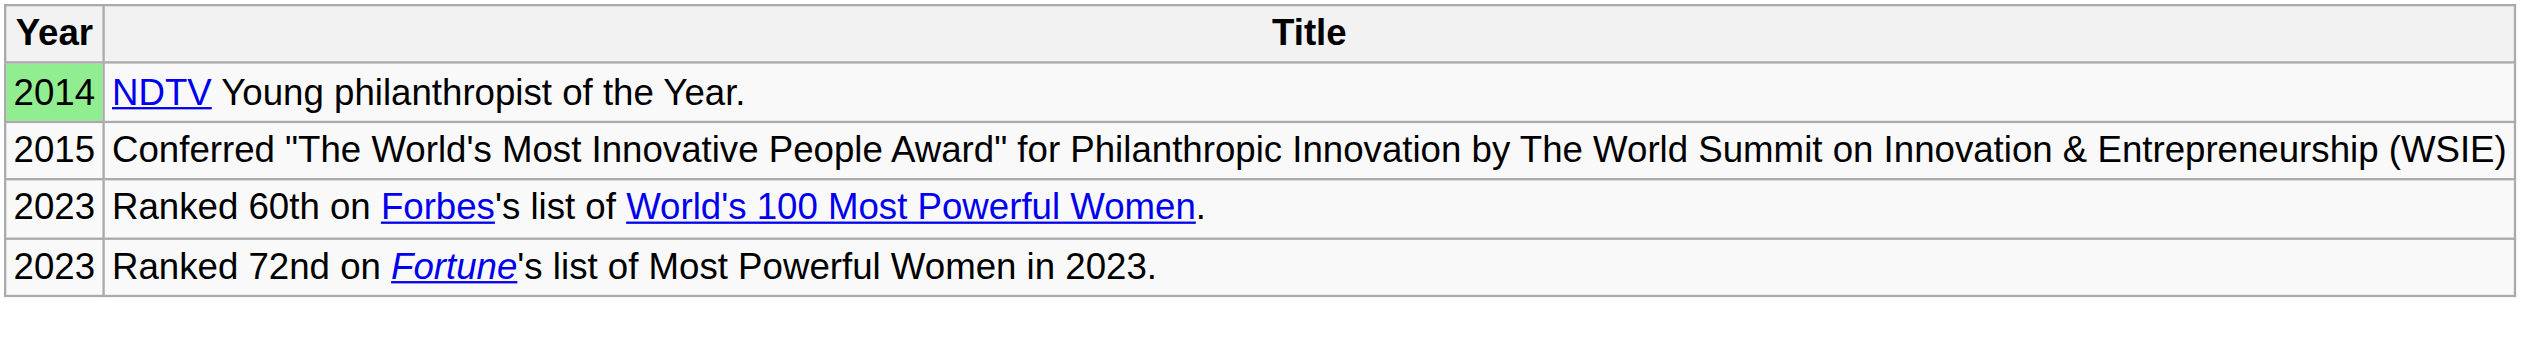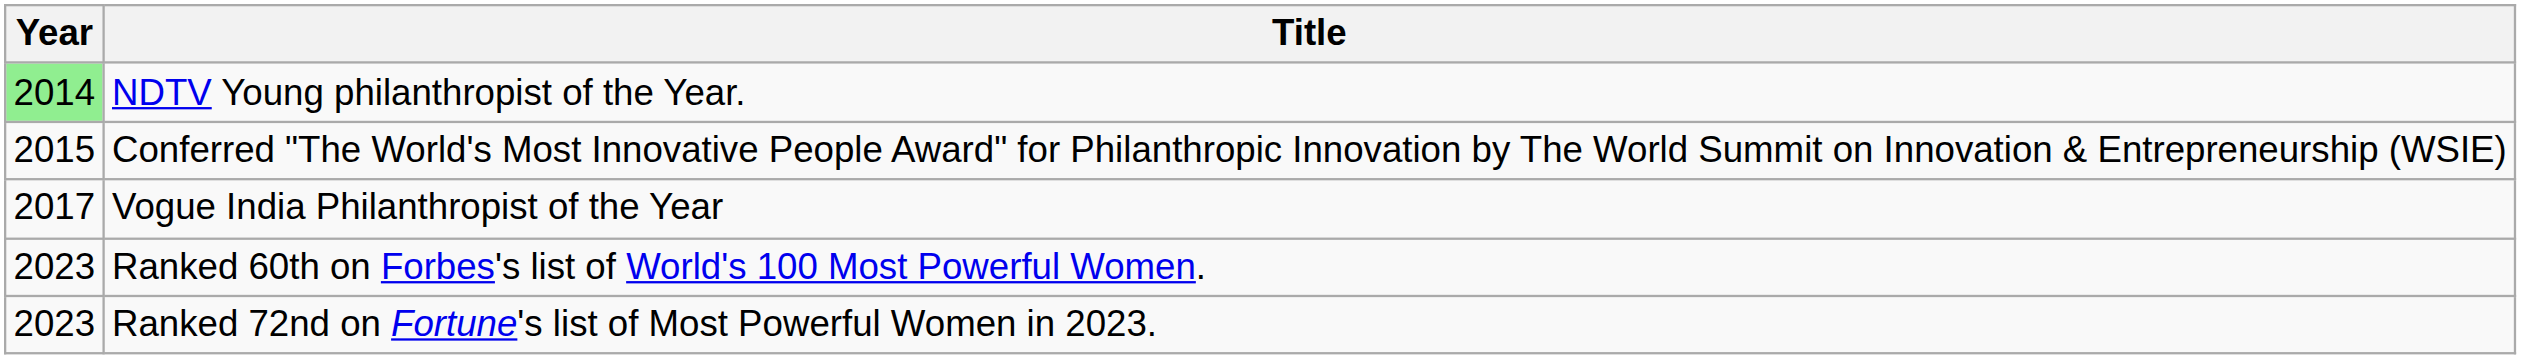+ row: (418, 207)
